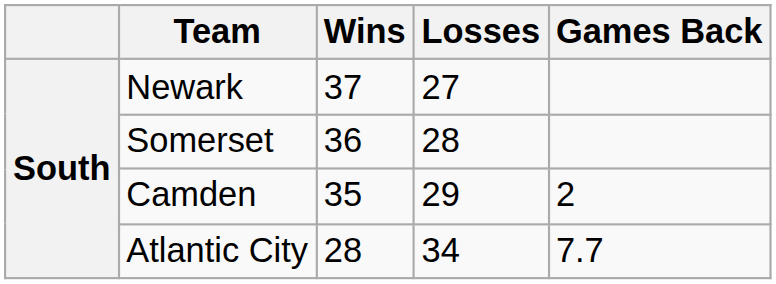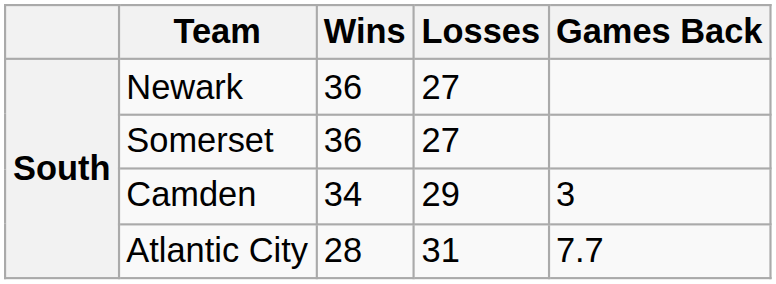(343, 86) 37 -> (343, 86) 36
(441, 140) 28 -> (441, 140) 27
(343, 195) 35 -> (343, 195) 34
(565, 195) 2 -> (565, 195) 3
(441, 250) 34 -> (441, 250) 31
